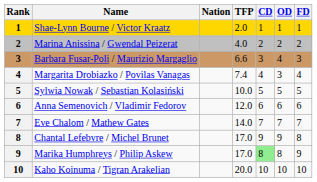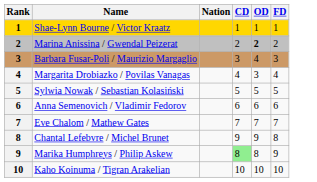- column: (244, 12)
(280, 43) normal -> (256, 43) bold
